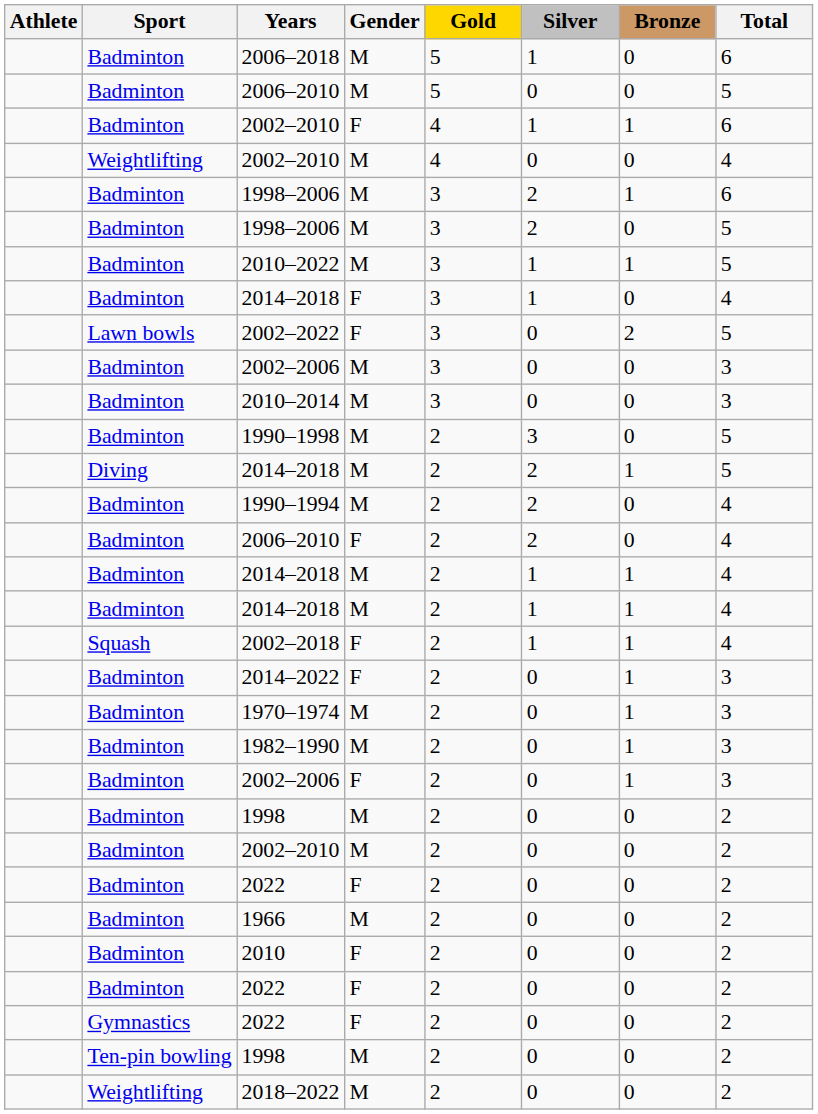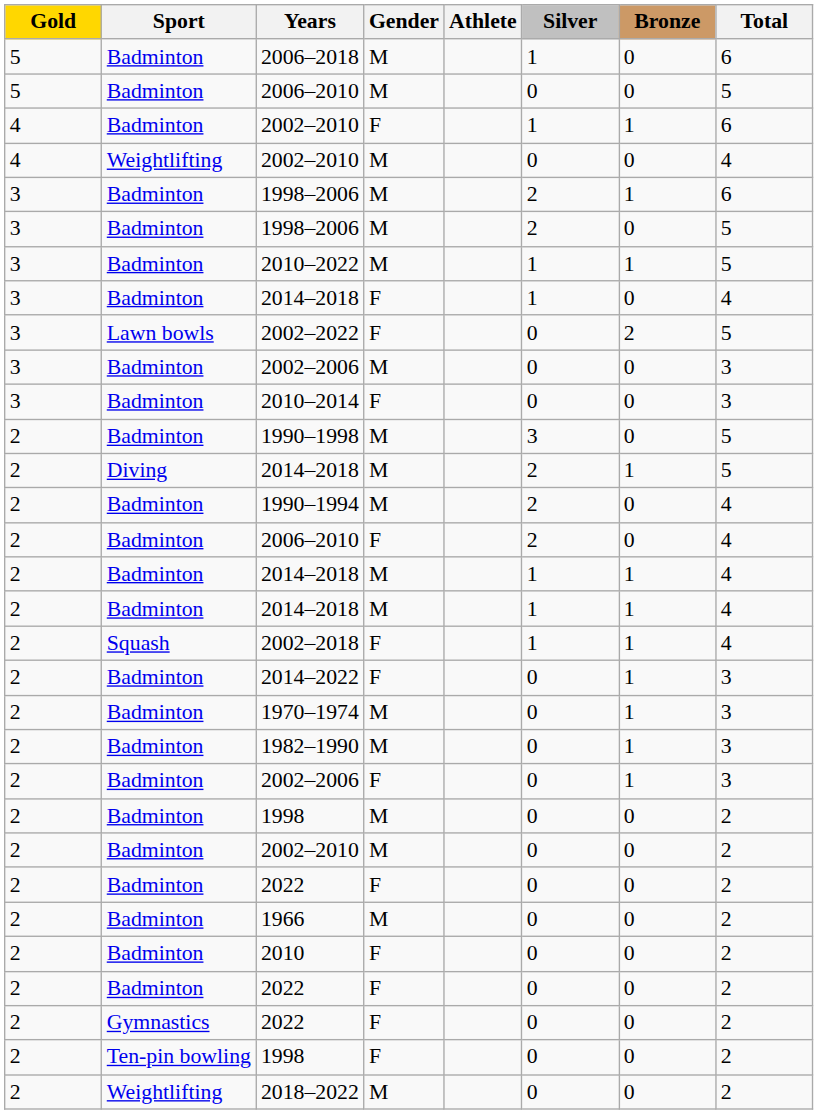columns swapped: (44, 21) <-> (473, 21)
(359, 401) M -> (375, 401) F
(359, 1057) M -> (375, 1057) F
